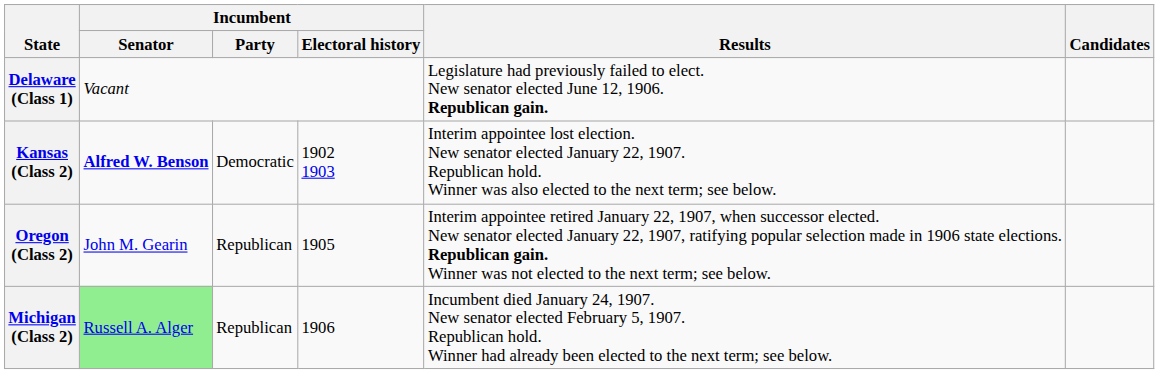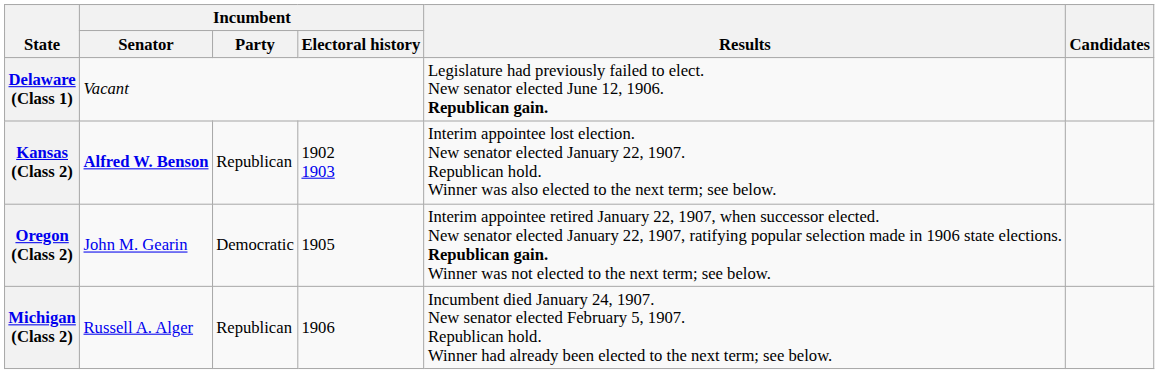(255, 162) Democratic -> (254, 162) Republican
(254, 244) Republican -> (255, 244) Democratic
(138, 327) lightgreen background -> (138, 327) no background
